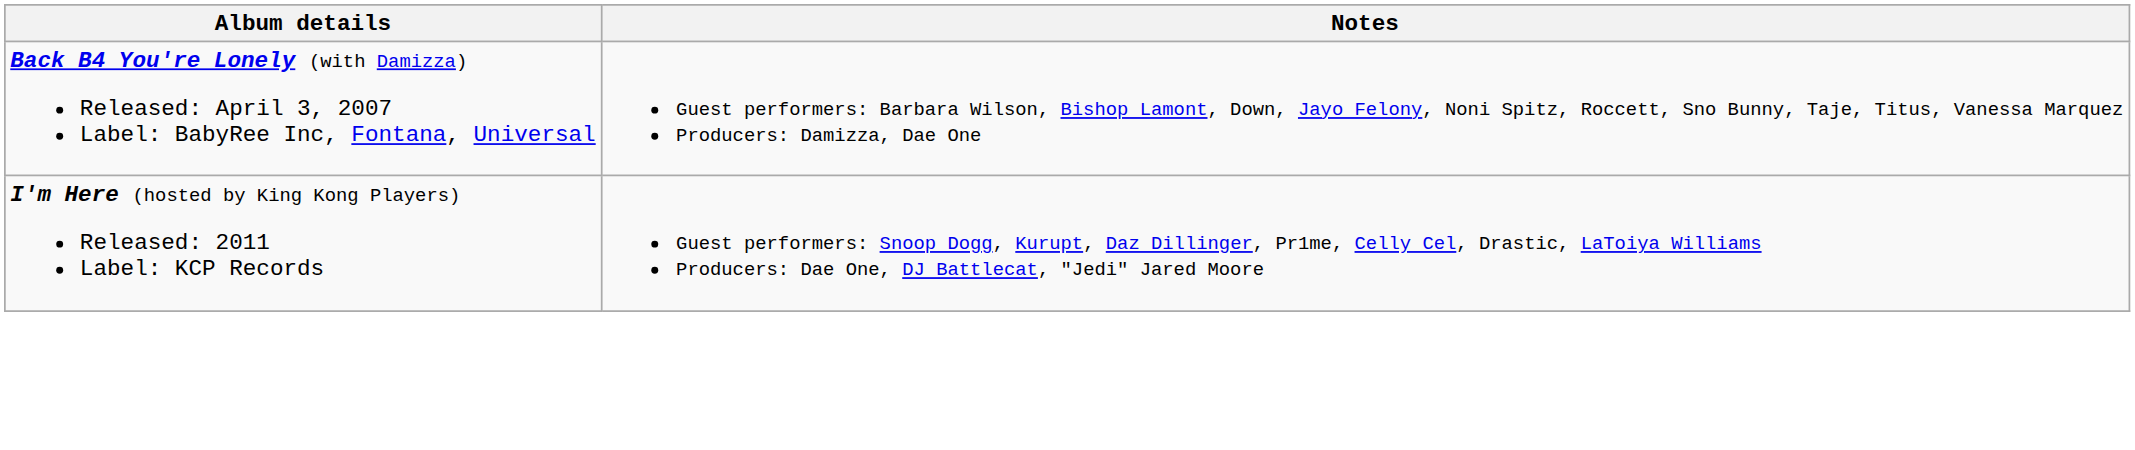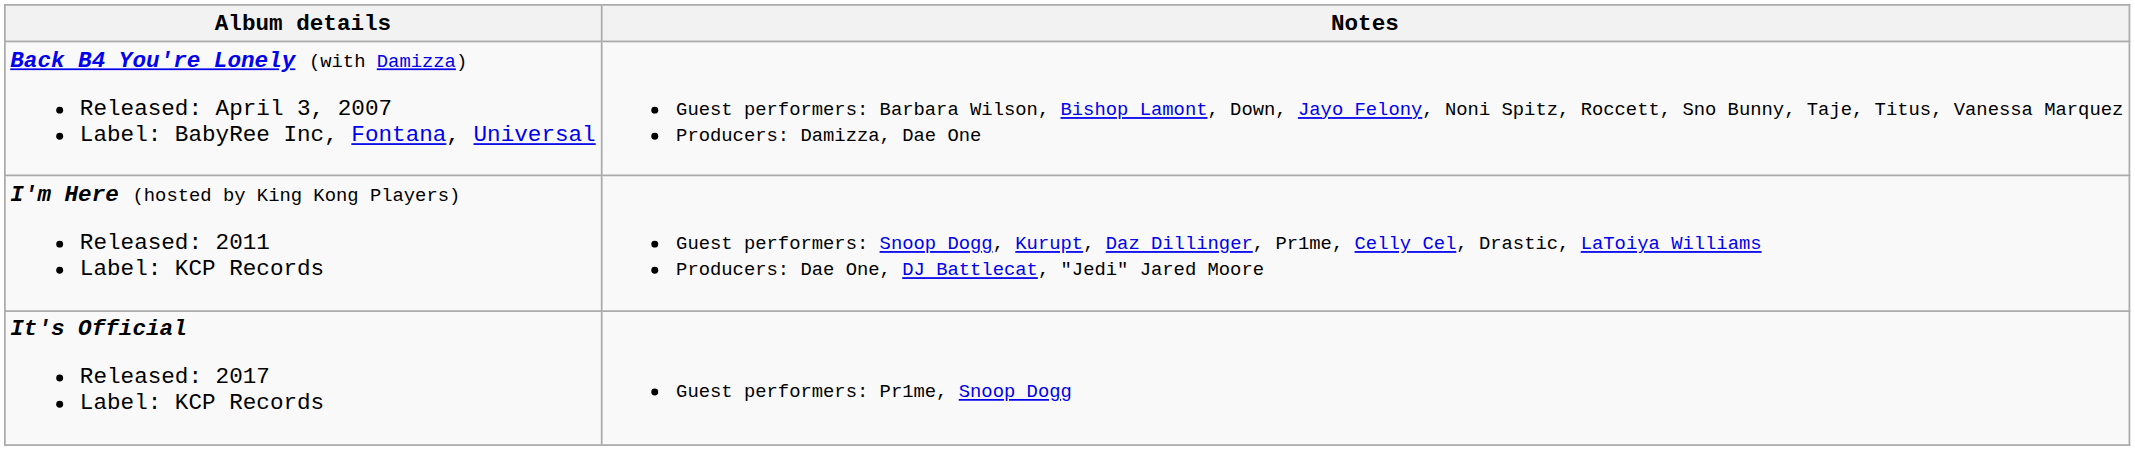+ row: (303, 366)
